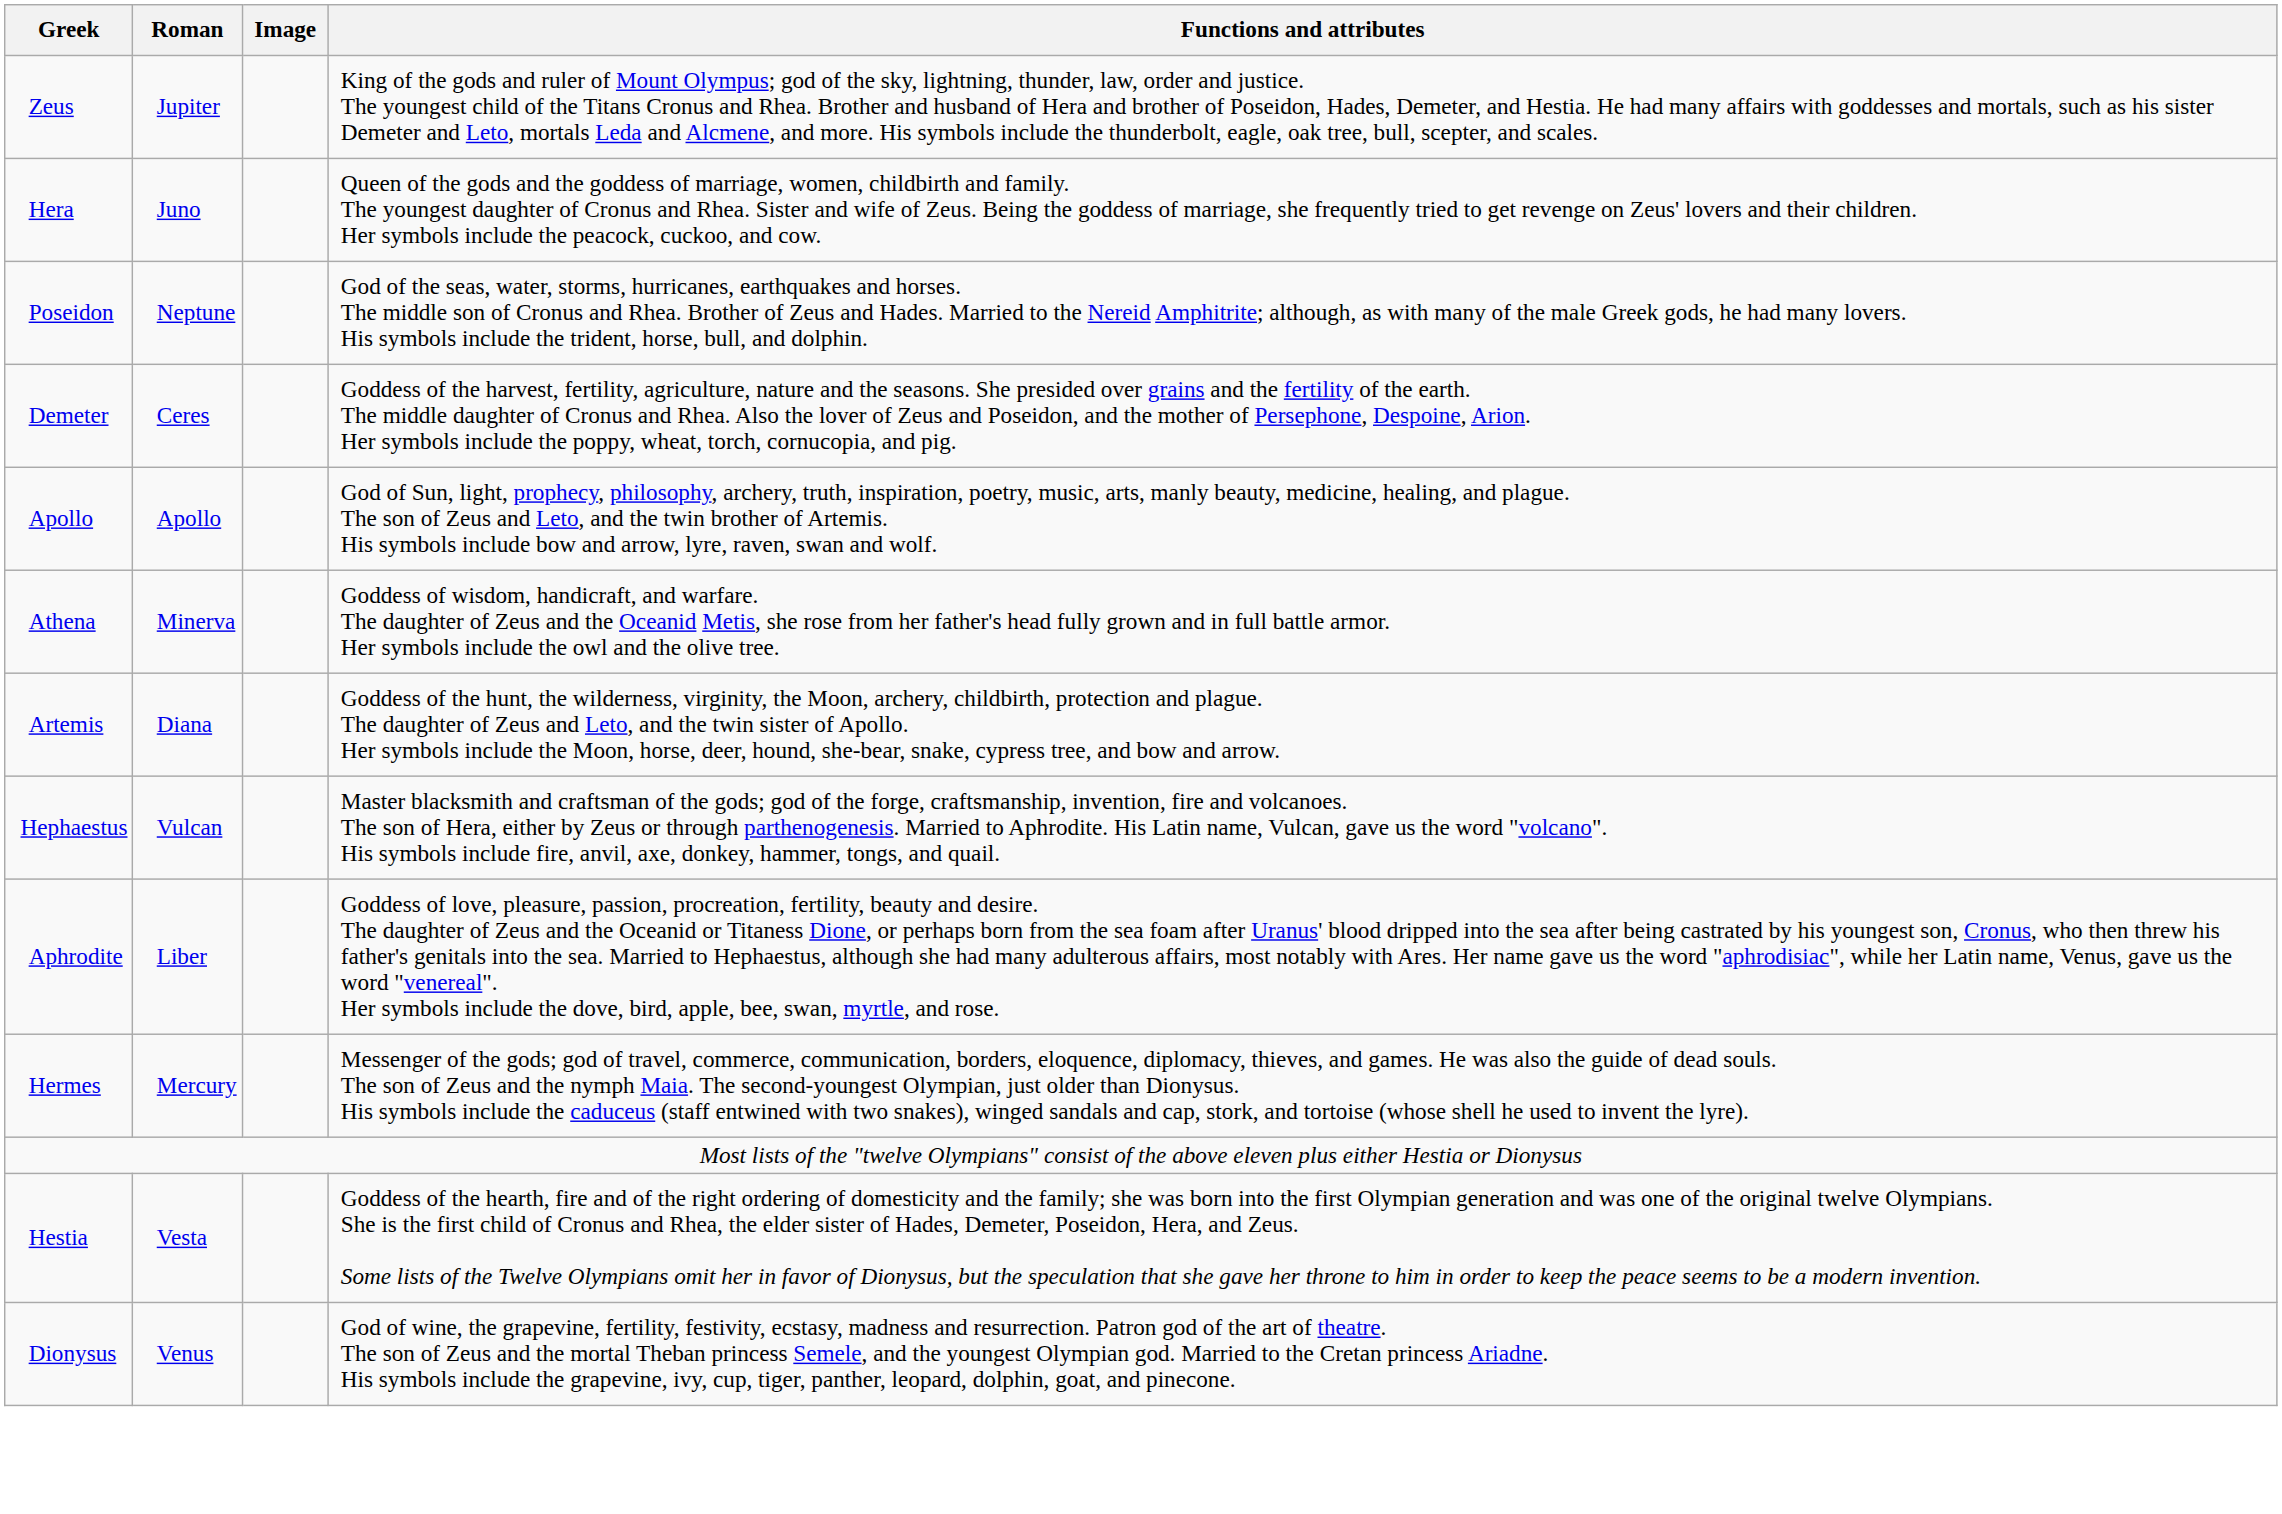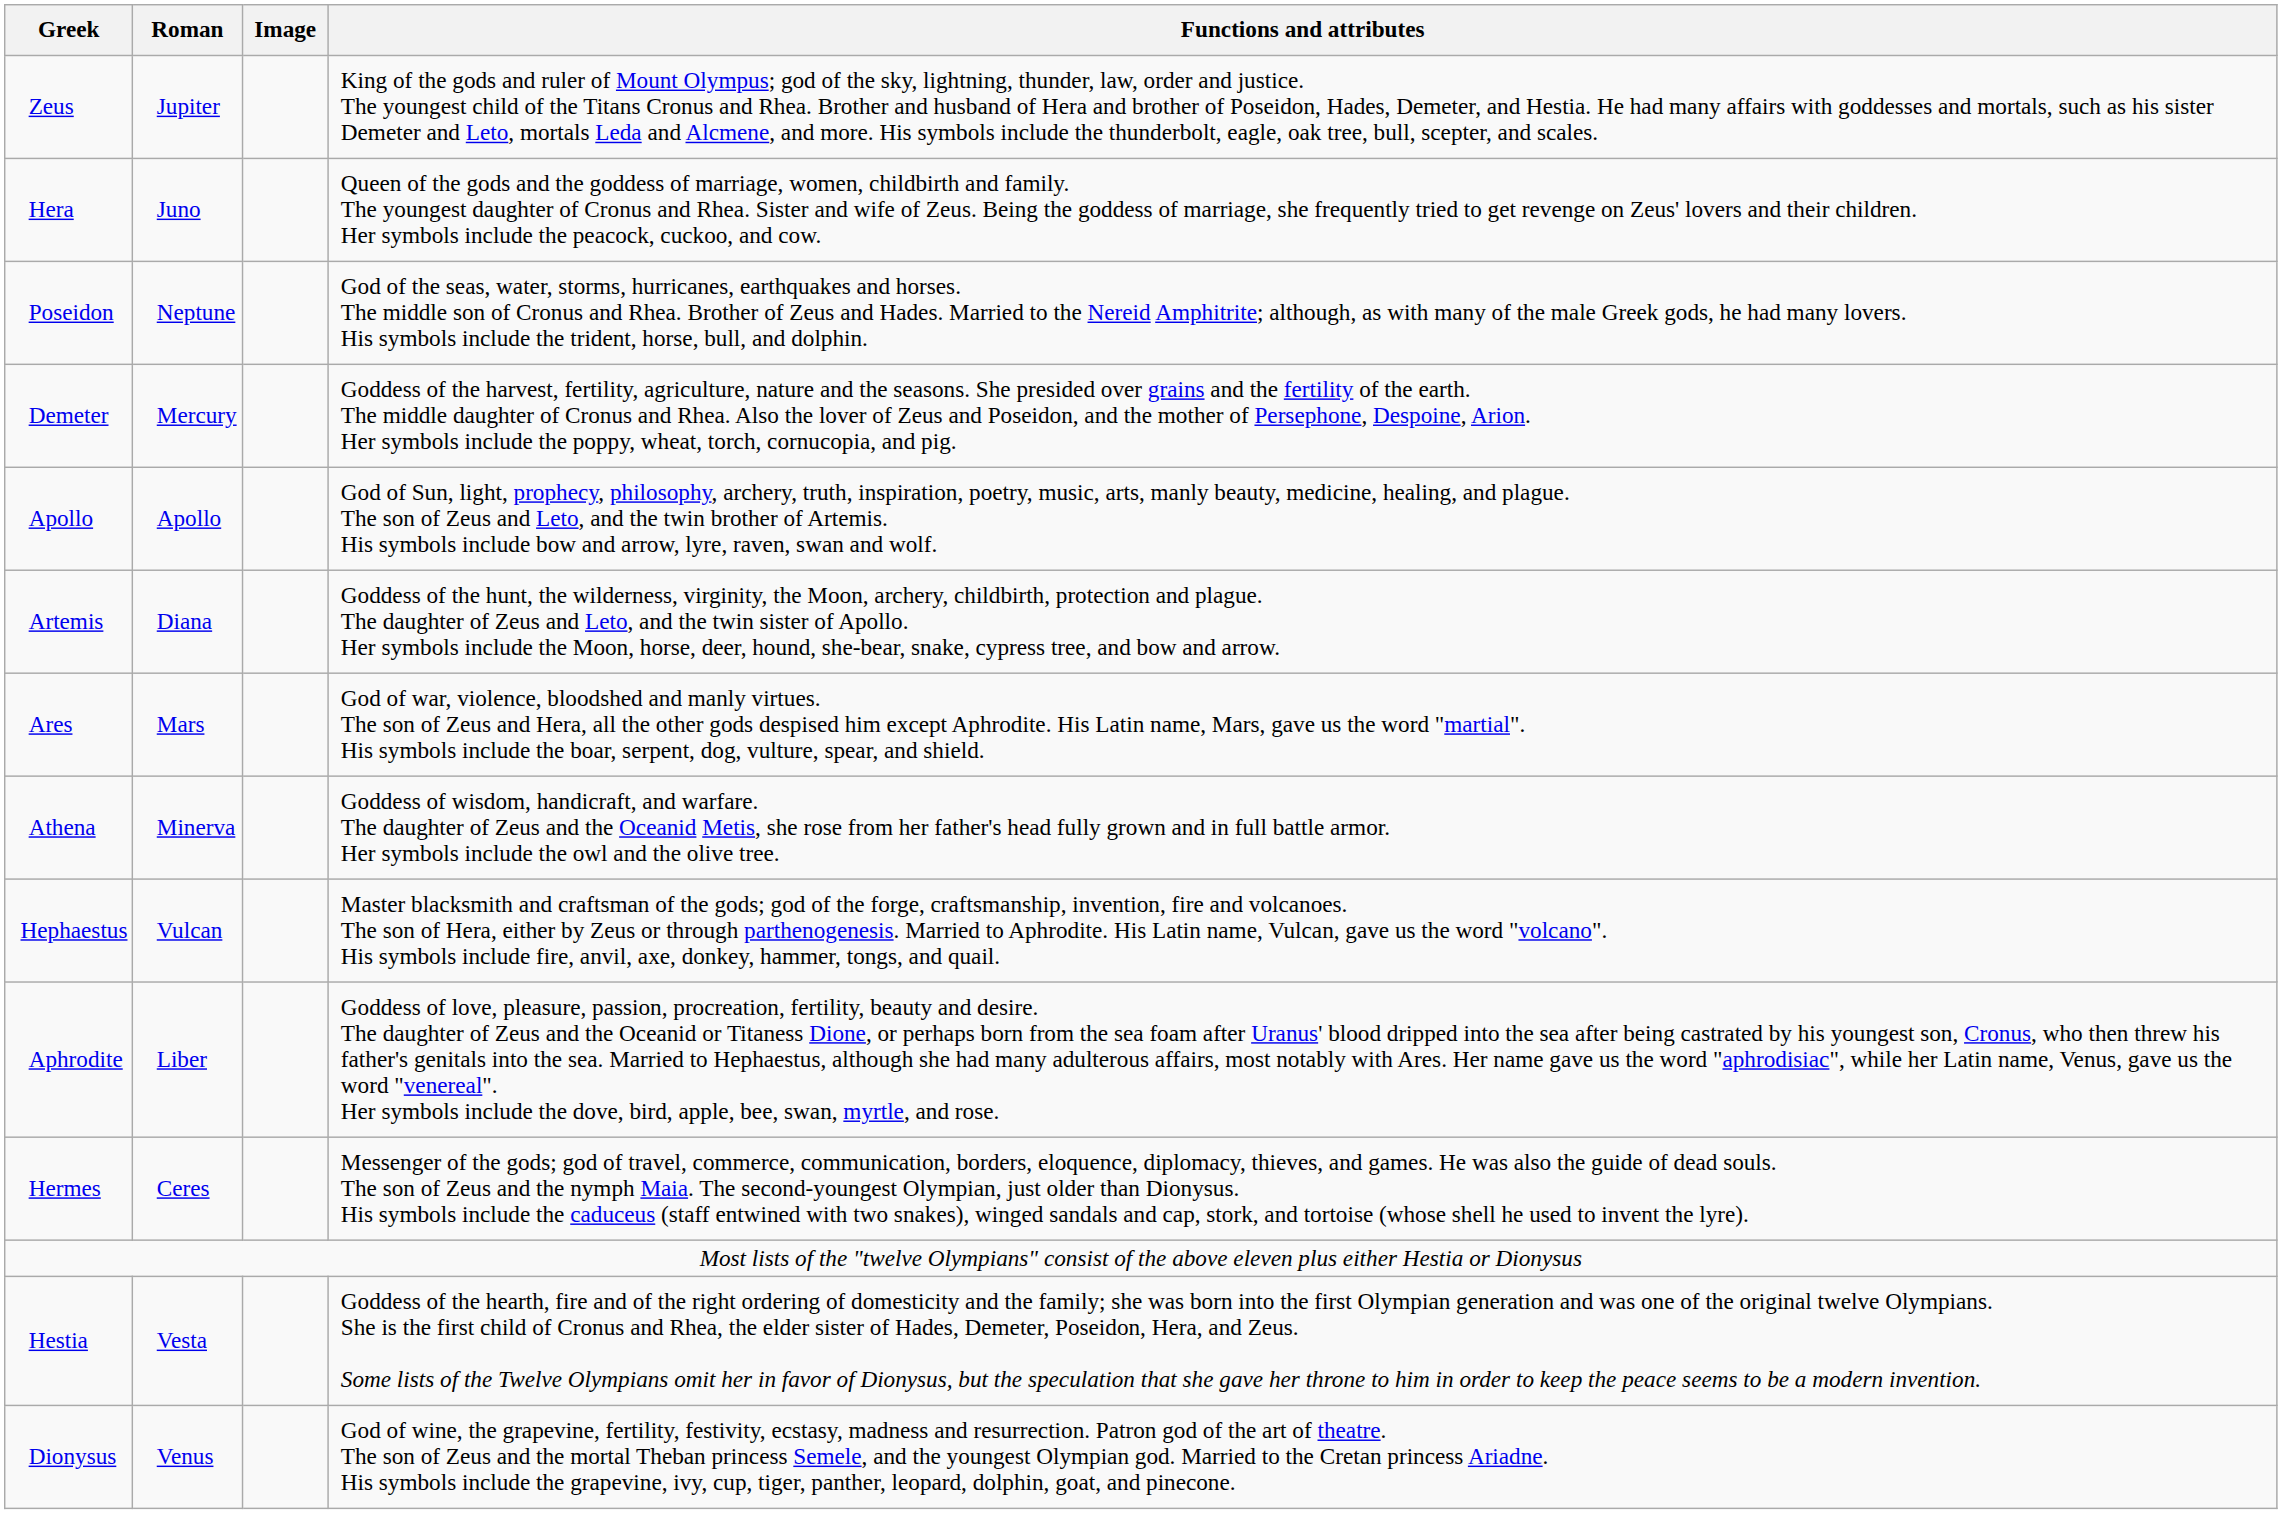(183, 415) Ceres -> (197, 415) Mercury
rows swapped: (66, 724) <-> (62, 621)
+ row: (51, 724)
(197, 1085) Mercury -> (183, 1188) Ceres
